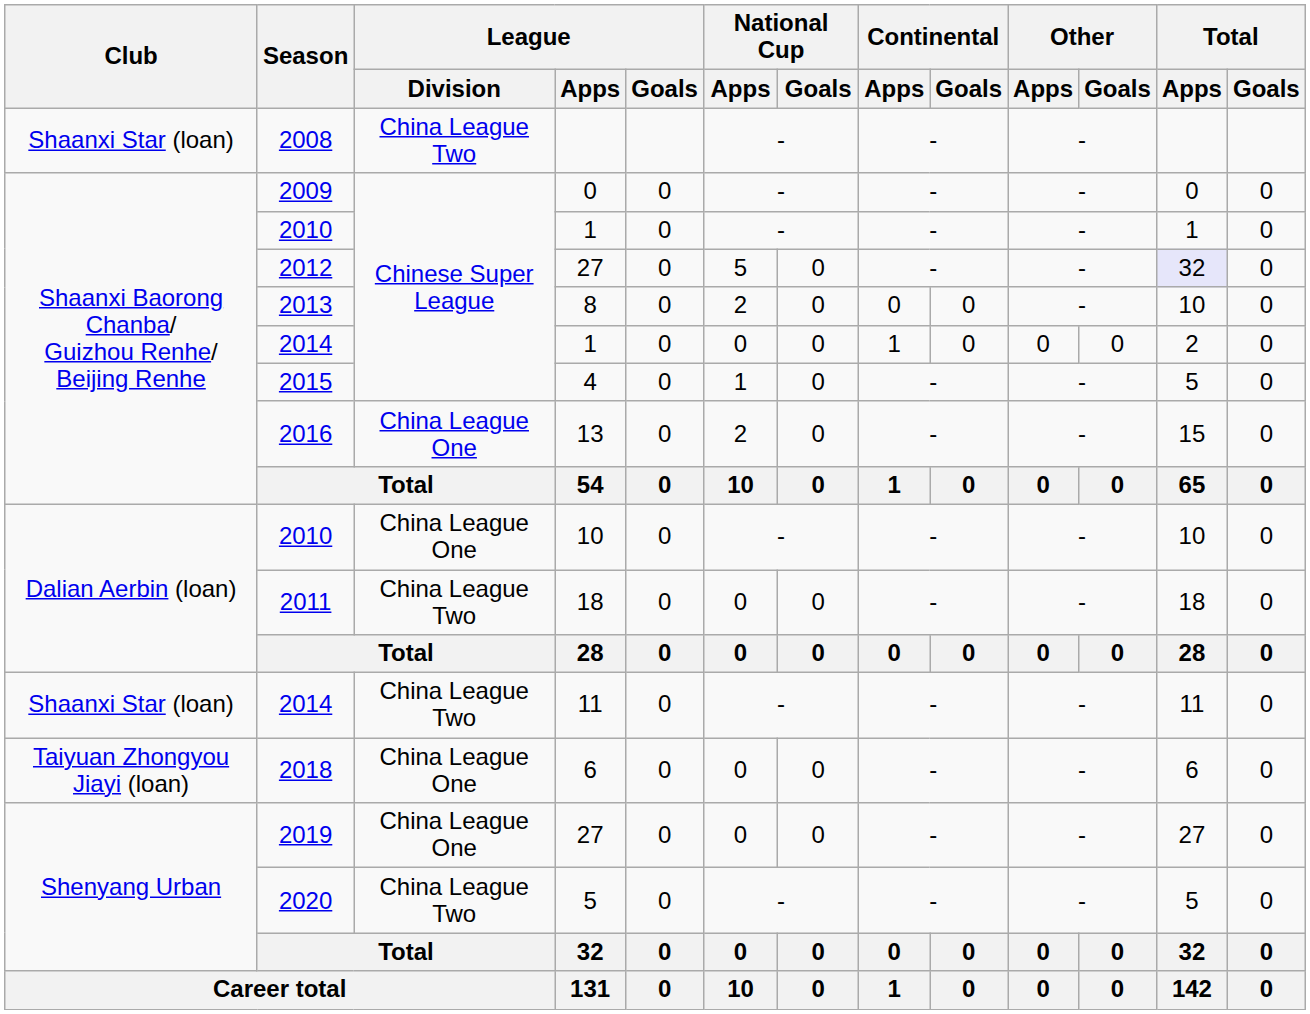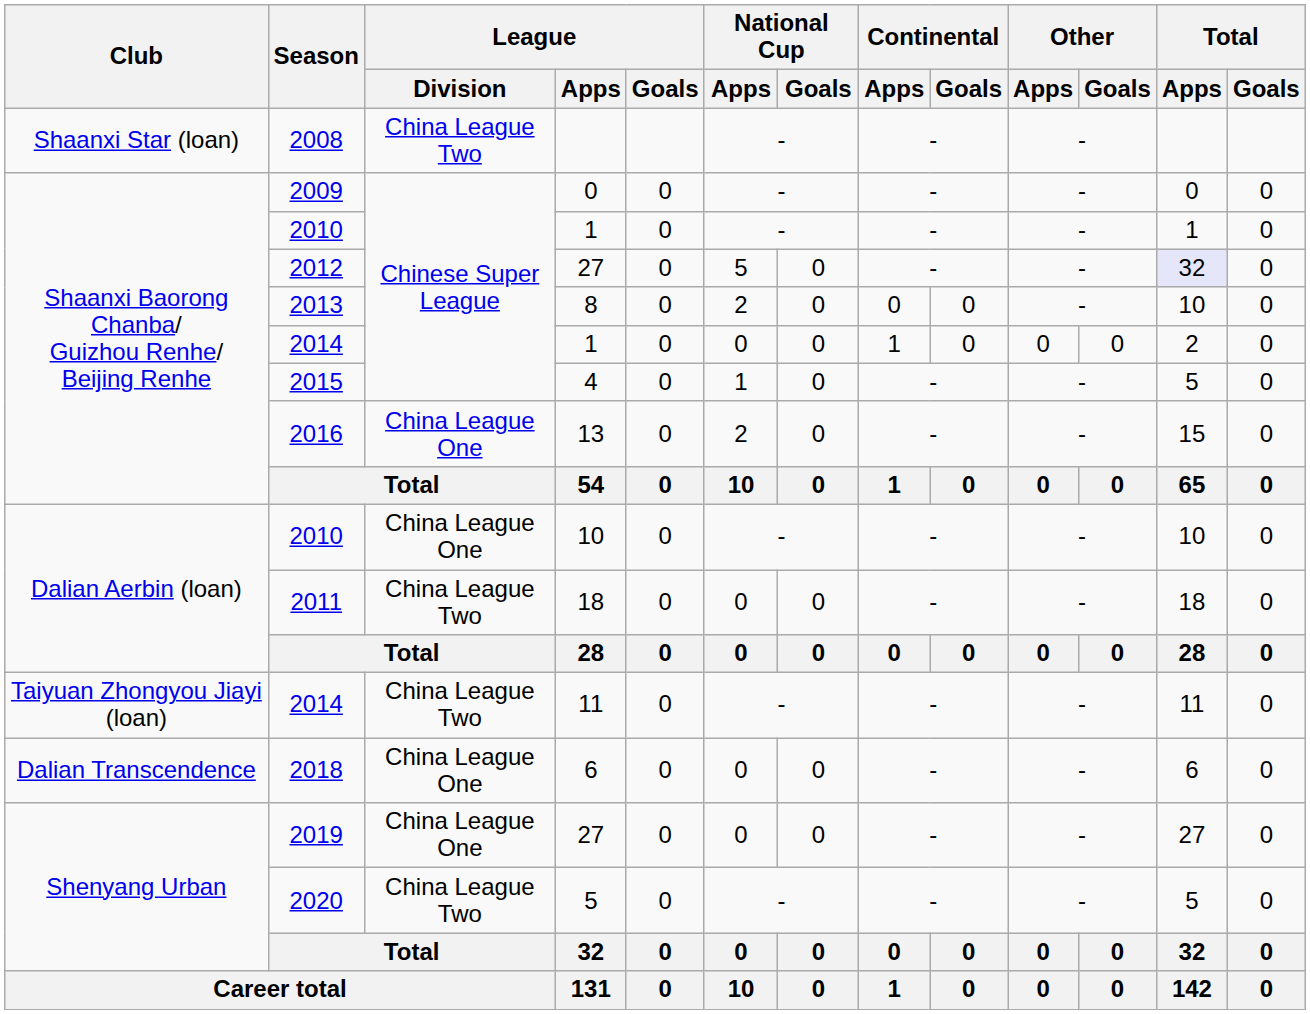(131, 704) Shaanxi Star (loan) -> (136, 704) Taiyuan Zhongyou Jiayi (loan)
(131, 769) Taiyuan Zhongyou Jiayi (loan) -> (136, 769) Dalian Transcendence
